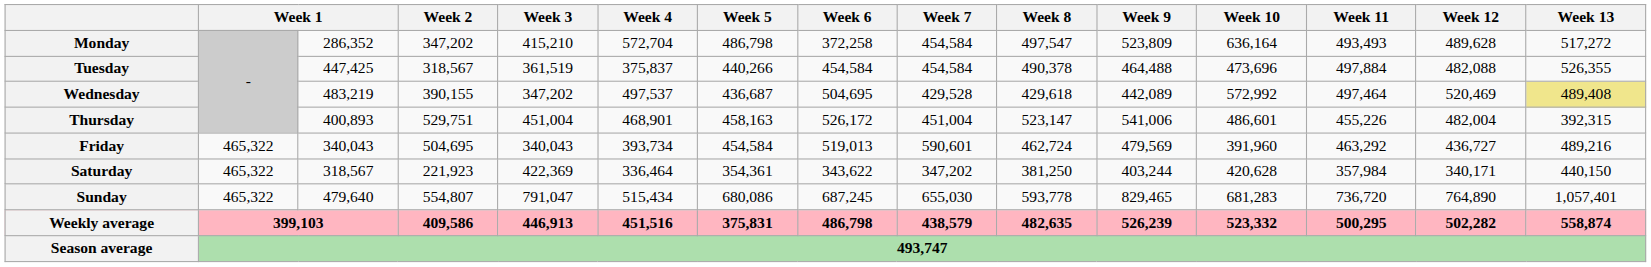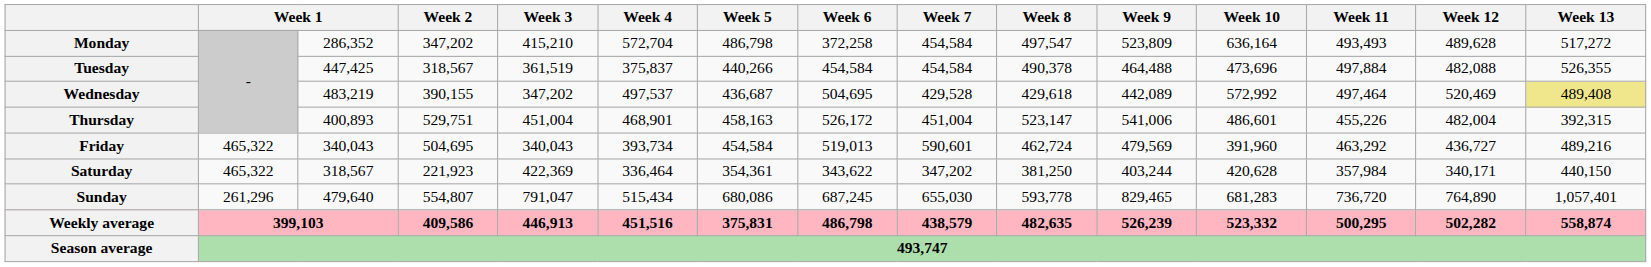(248, 197) 465,322 -> (248, 197) 261,296
